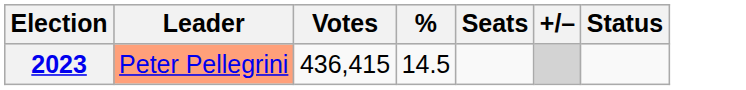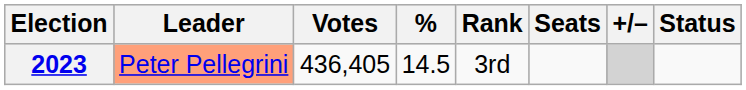+ column: (492, 24)
(345, 63) 436,415 -> (345, 63) 436,405
